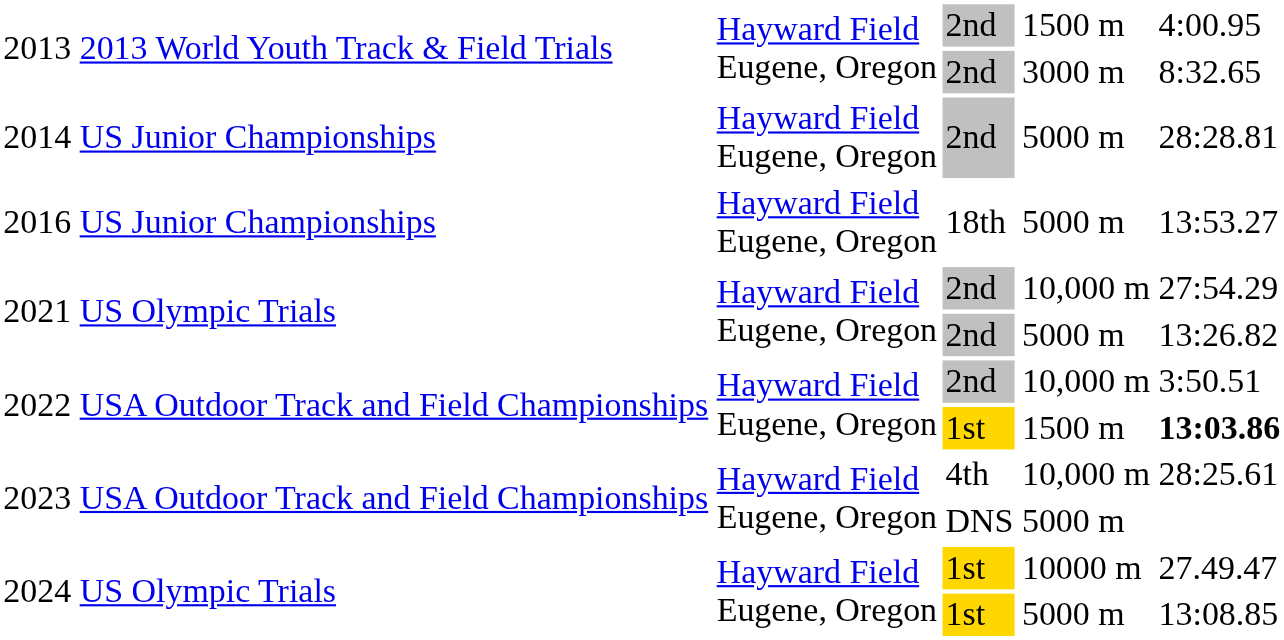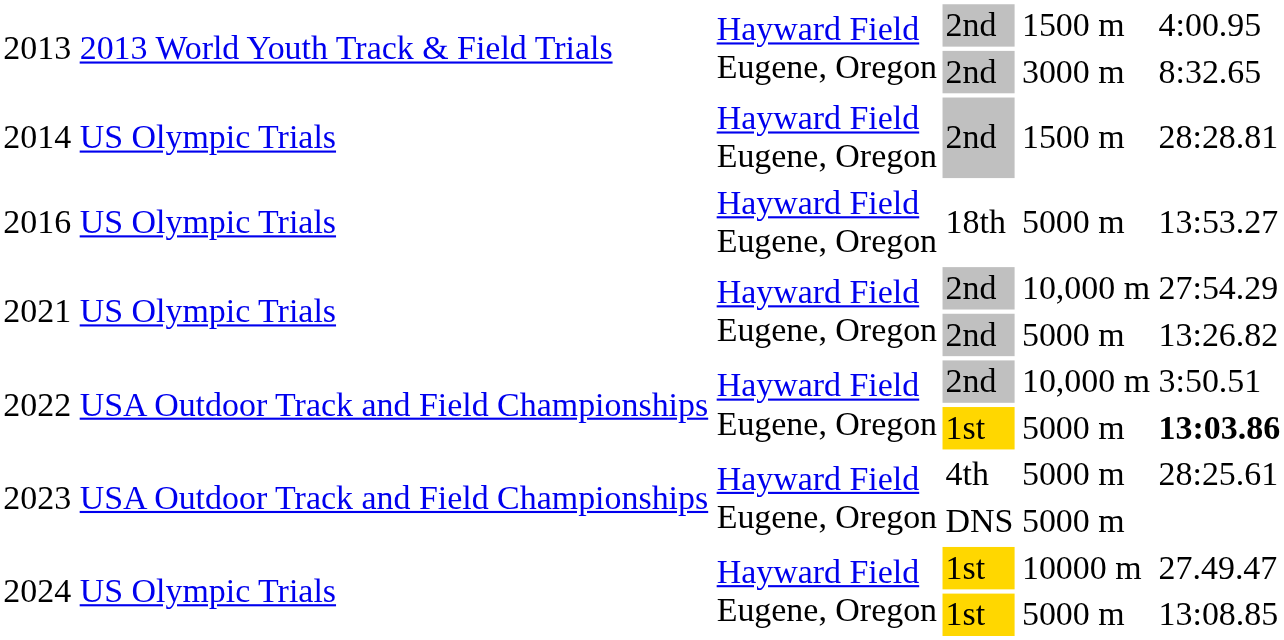(258, 137) US Junior Championships -> (208, 137) US Olympic Trials
(1073, 137) 5000 m -> (1073, 137) 1500 m
(258, 222) US Junior Championships -> (208, 222) US Olympic Trials
(1073, 427) 1500 m -> (1073, 427) 5000 m
(1086, 474) 10,000 m -> (1073, 474) 5000 m
